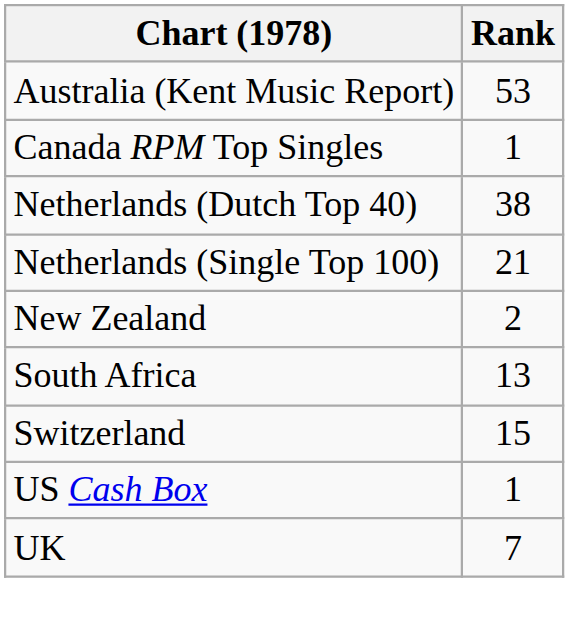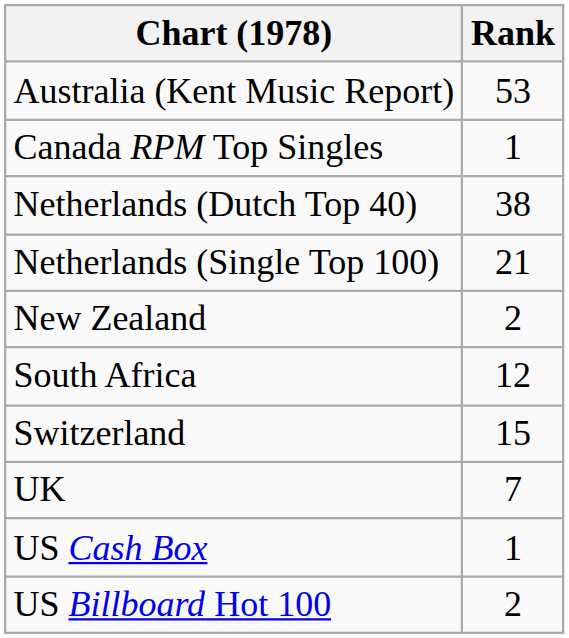(513, 375) 13 -> (513, 375) 12
rows swapped: (39, 546) <-> (110, 489)
+ row: (172, 603)
